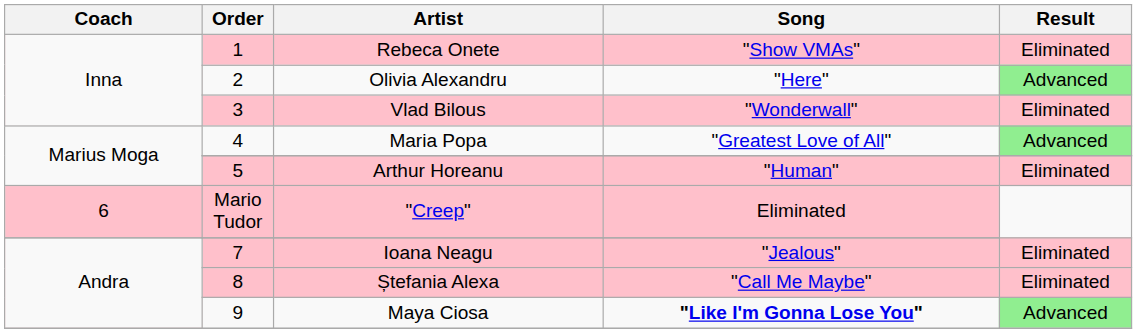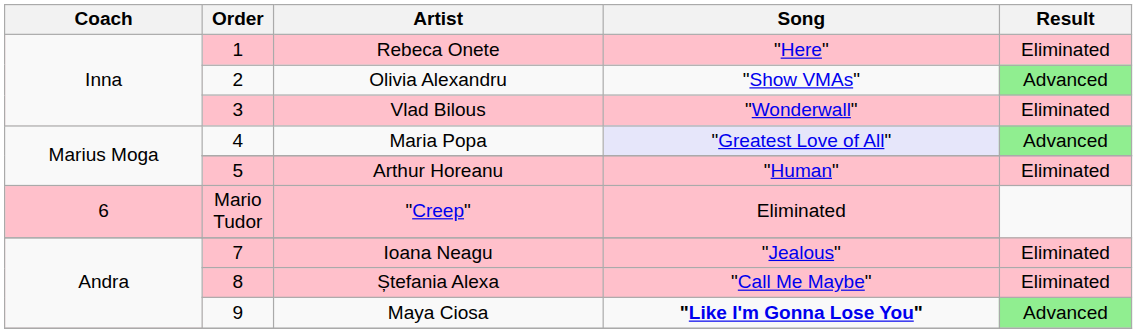(801, 49) "Show VMAs" -> (801, 49) "Here"
(801, 79) "Here" -> (801, 79) "Show VMAs"
(801, 140) no background -> (801, 140) lavender background
